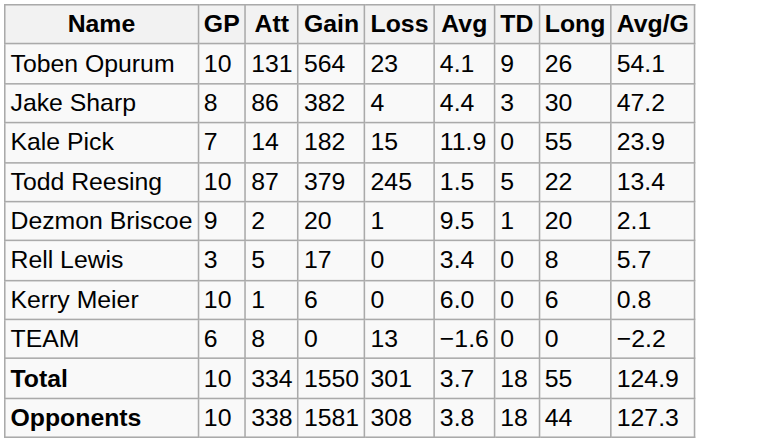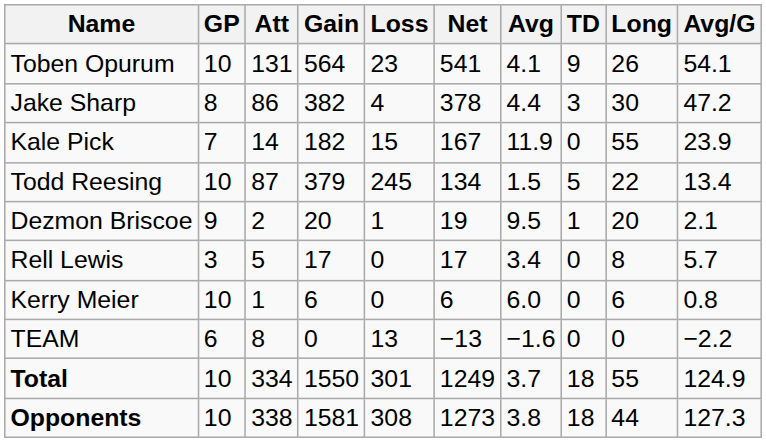+ column: (467, 24)
